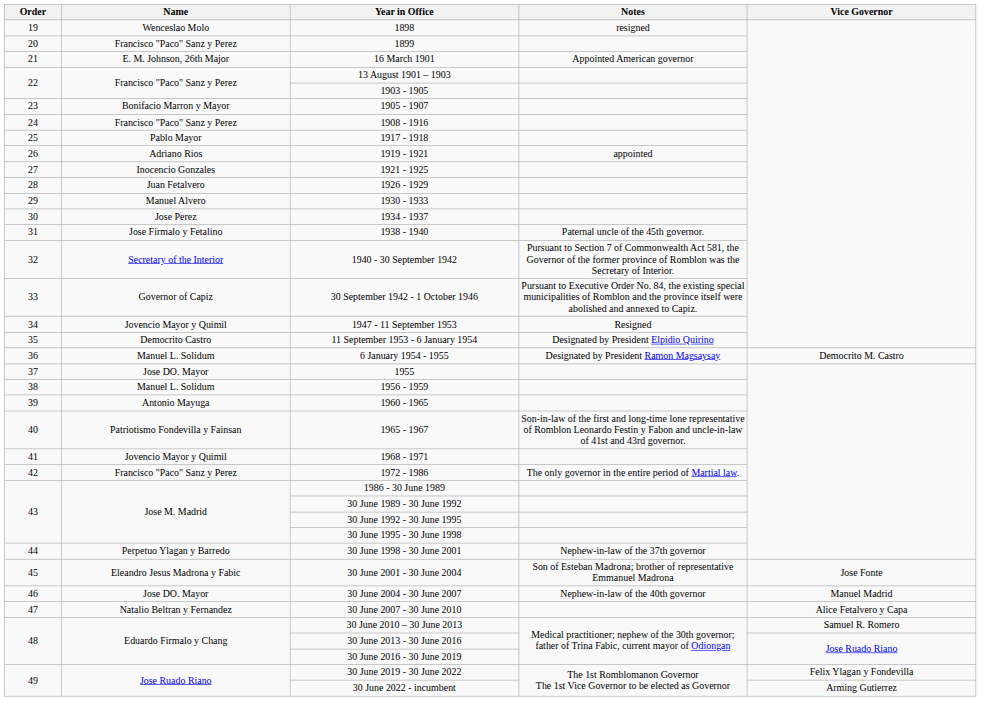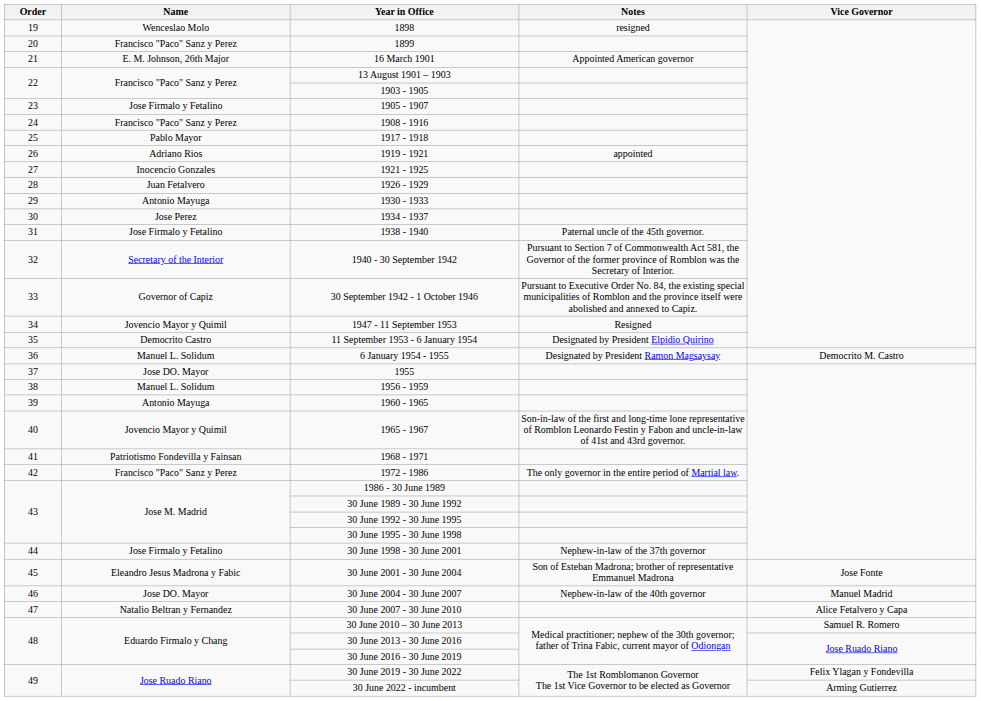(176, 106) Bonifacio Marron y Mayor -> (176, 106) Jose Firmalo y Fetalino
(176, 201) Manuel Alvero -> (176, 201) Antonio Mayuga
(176, 430) Patriotismo Fondevilla y Fainsan -> (176, 430) Jovencio Mayor y Quimil
(176, 456) Jovencio Mayor y Quimil -> (176, 456) Patriotismo Fondevilla y Fainsan
(176, 551) Perpetuo Ylagan y Barredo -> (176, 551) Jose Firmalo y Fetalino
